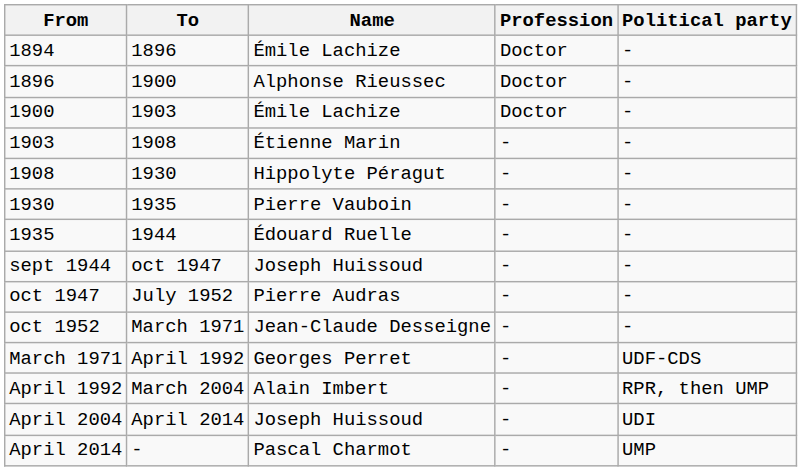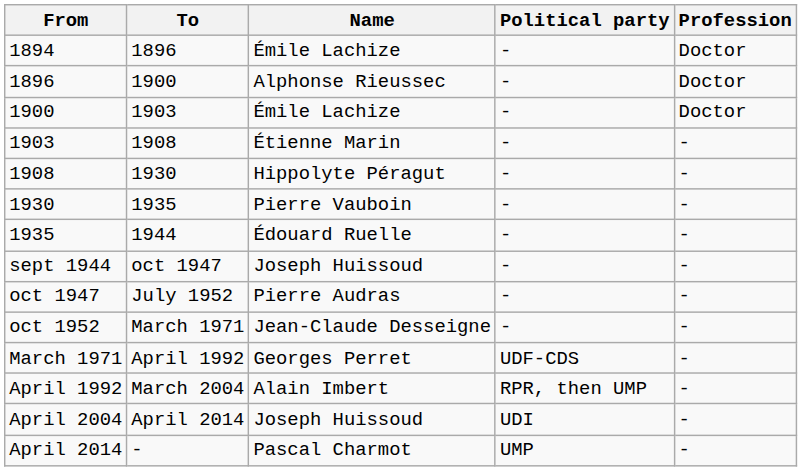columns swapped: (707, 20) <-> (556, 20)
